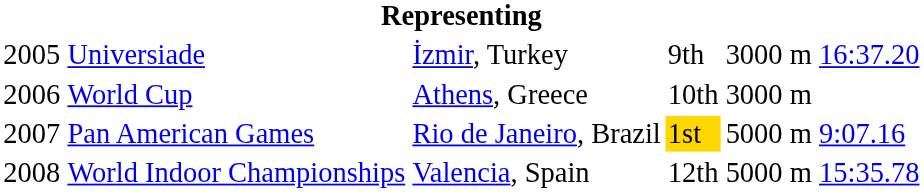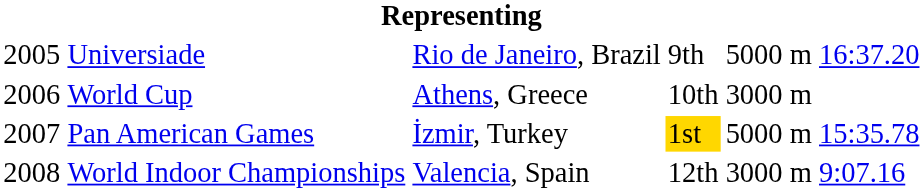(490, 55) İzmir, Turkey -> (537, 55) Rio de Janeiro, Brazil
(769, 55) 3000 m -> (769, 55) 5000 m
(537, 133) Rio de Janeiro, Brazil -> (490, 133) İzmir, Turkey
(862, 133) 9:07.16 -> (869, 133) 15:35.78
(769, 172) 5000 m -> (769, 172) 3000 m
(869, 172) 15:35.78 -> (862, 172) 9:07.16
